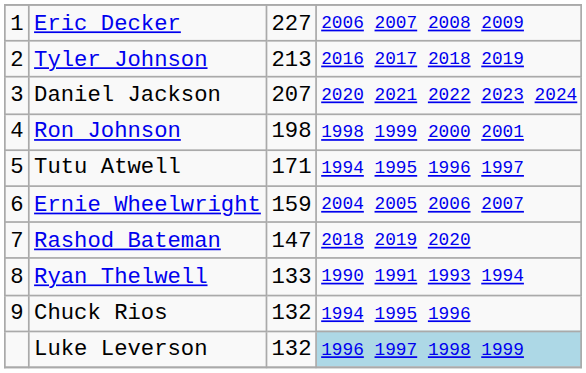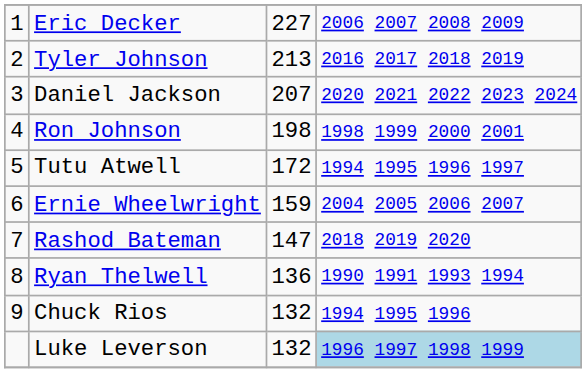(291, 168) 171 -> (291, 168) 172
(291, 277) 133 -> (291, 277) 136
